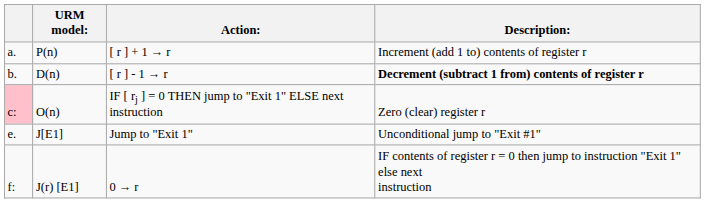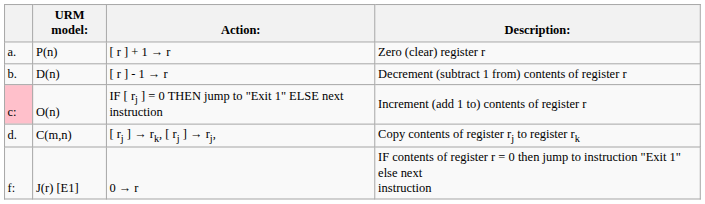(482, 52) Increment (add 1 to) contents of register r -> (432, 52) Zero (clear) register r
(511, 74) bold -> (502, 74) normal
(432, 112) Zero (clear) register r -> (482, 104) Increment (add 1 to) contents of register r
+ row: (54, 135)
- row: (50, 134)
